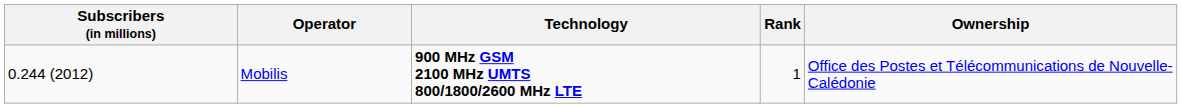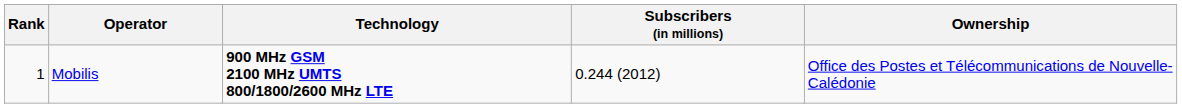columns swapped: (783, 24) <-> (121, 24)
